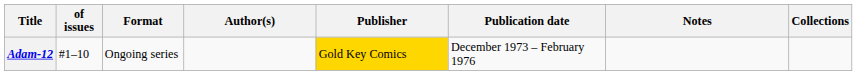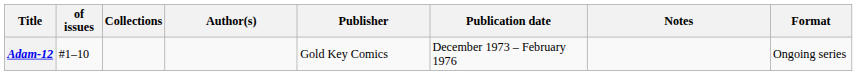columns swapped: (143, 20) <-> (820, 20)
(363, 53) gold background -> (344, 53) no background
